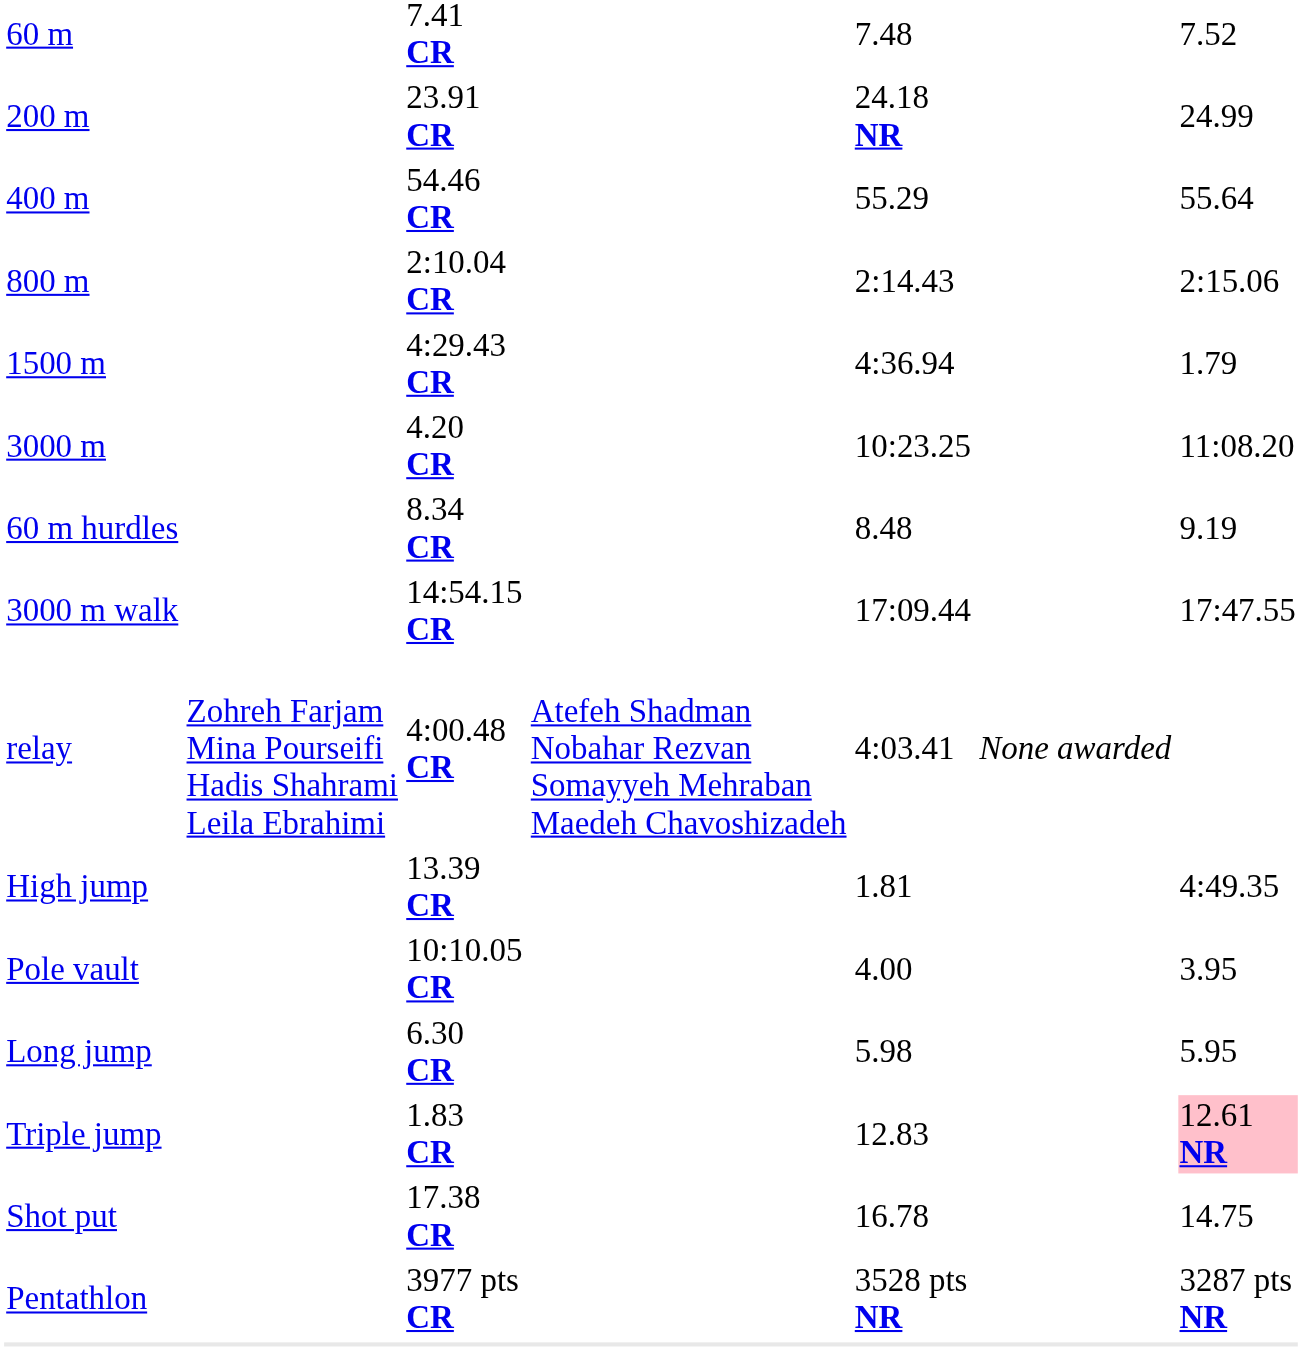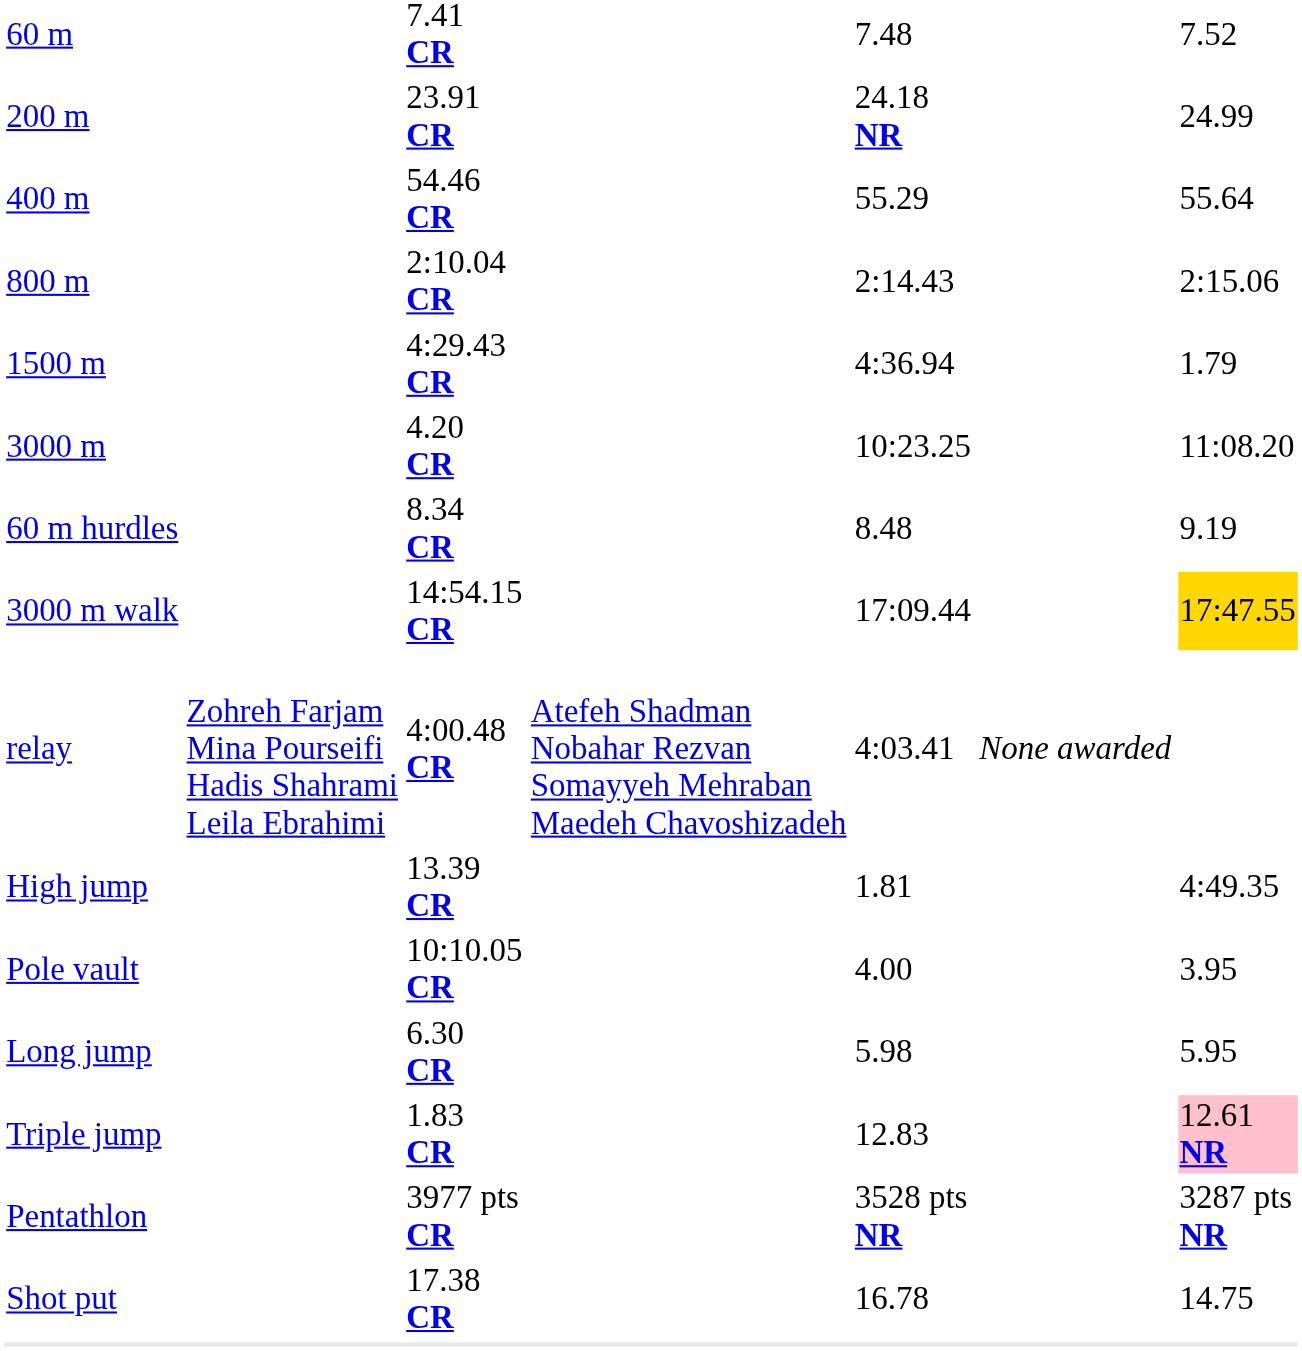(1238, 610) no background -> (1238, 610) gold background
rows swapped: (62, 1216) <-> (77, 1298)
